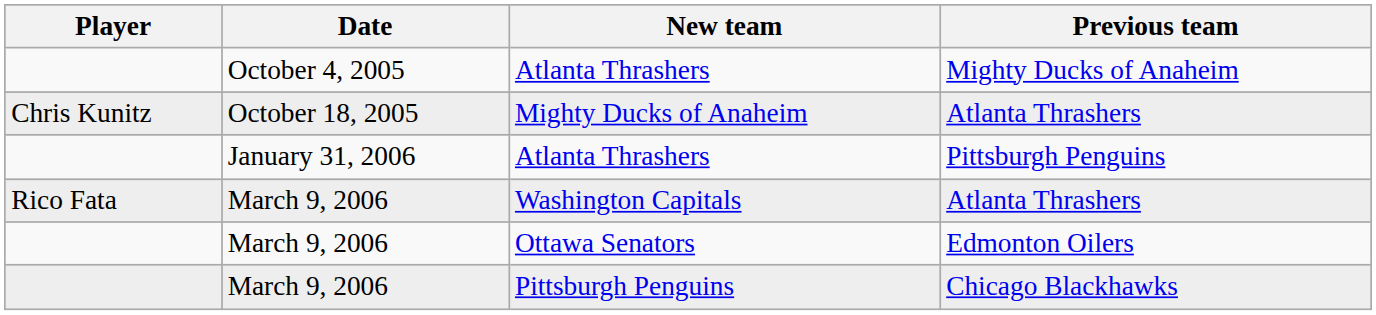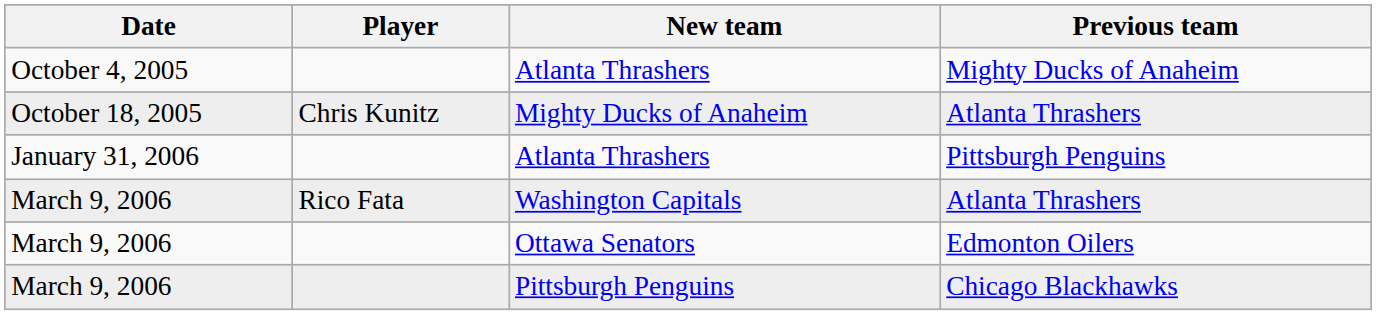columns swapped: (365, 26) <-> (113, 26)
